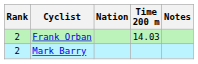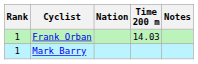(17, 37) 2 -> (17, 37) 1
(17, 51) 2 -> (17, 51) 1
